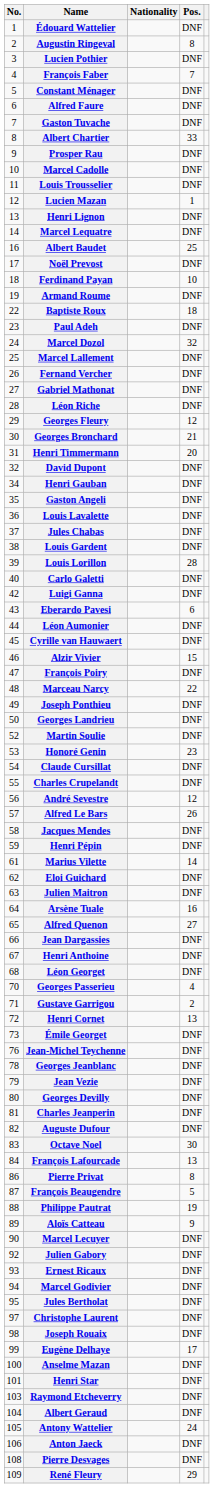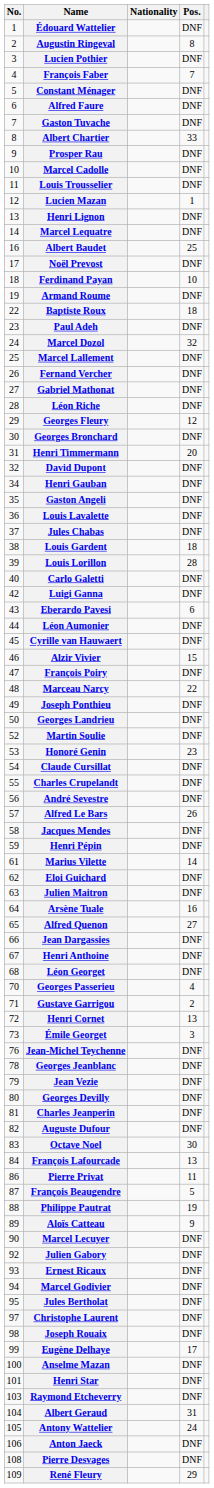(192, 437) 21 -> (192, 437) DNF
(192, 547) DNF -> (192, 547) 18
(192, 798) 12 -> (192, 798) DNF
(192, 1034) DNF -> (192, 1034) 3
(192, 1176) 8 -> (192, 1176) 11
(192, 1412) DNF -> (192, 1412) 31
